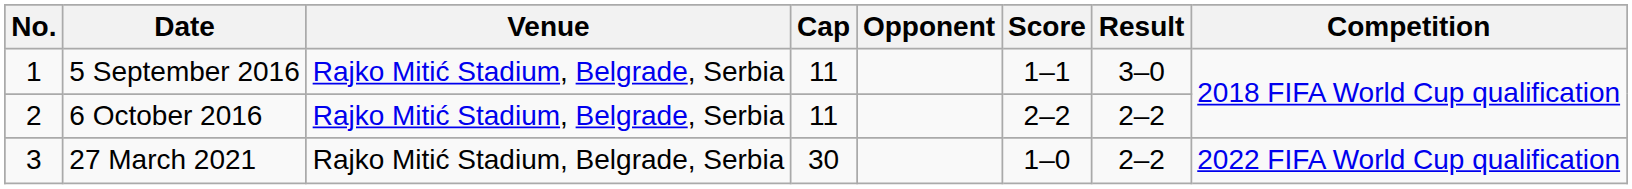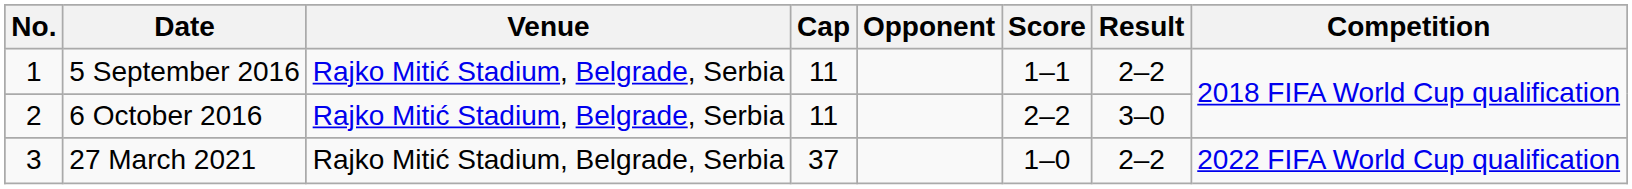(1142, 71) 3–0 -> (1142, 71) 2–2
(1142, 115) 2–2 -> (1142, 115) 3–0
(824, 159) 30 -> (824, 159) 37
